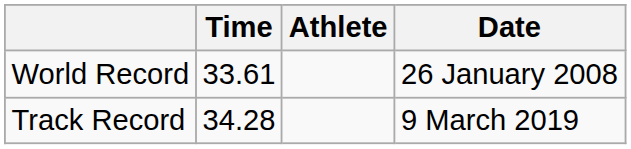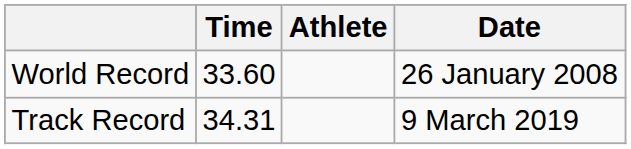(239, 73) 33.61 -> (239, 73) 33.60
(239, 119) 34.28 -> (239, 119) 34.31
